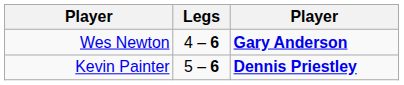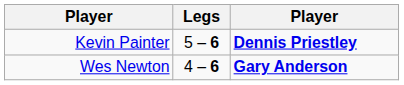rows swapped: (122, 67) <-> (125, 42)
